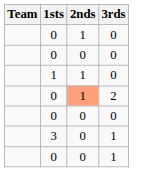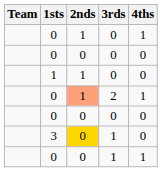+ column: (143, 14)
(83, 136) no background -> (83, 136) gold background
